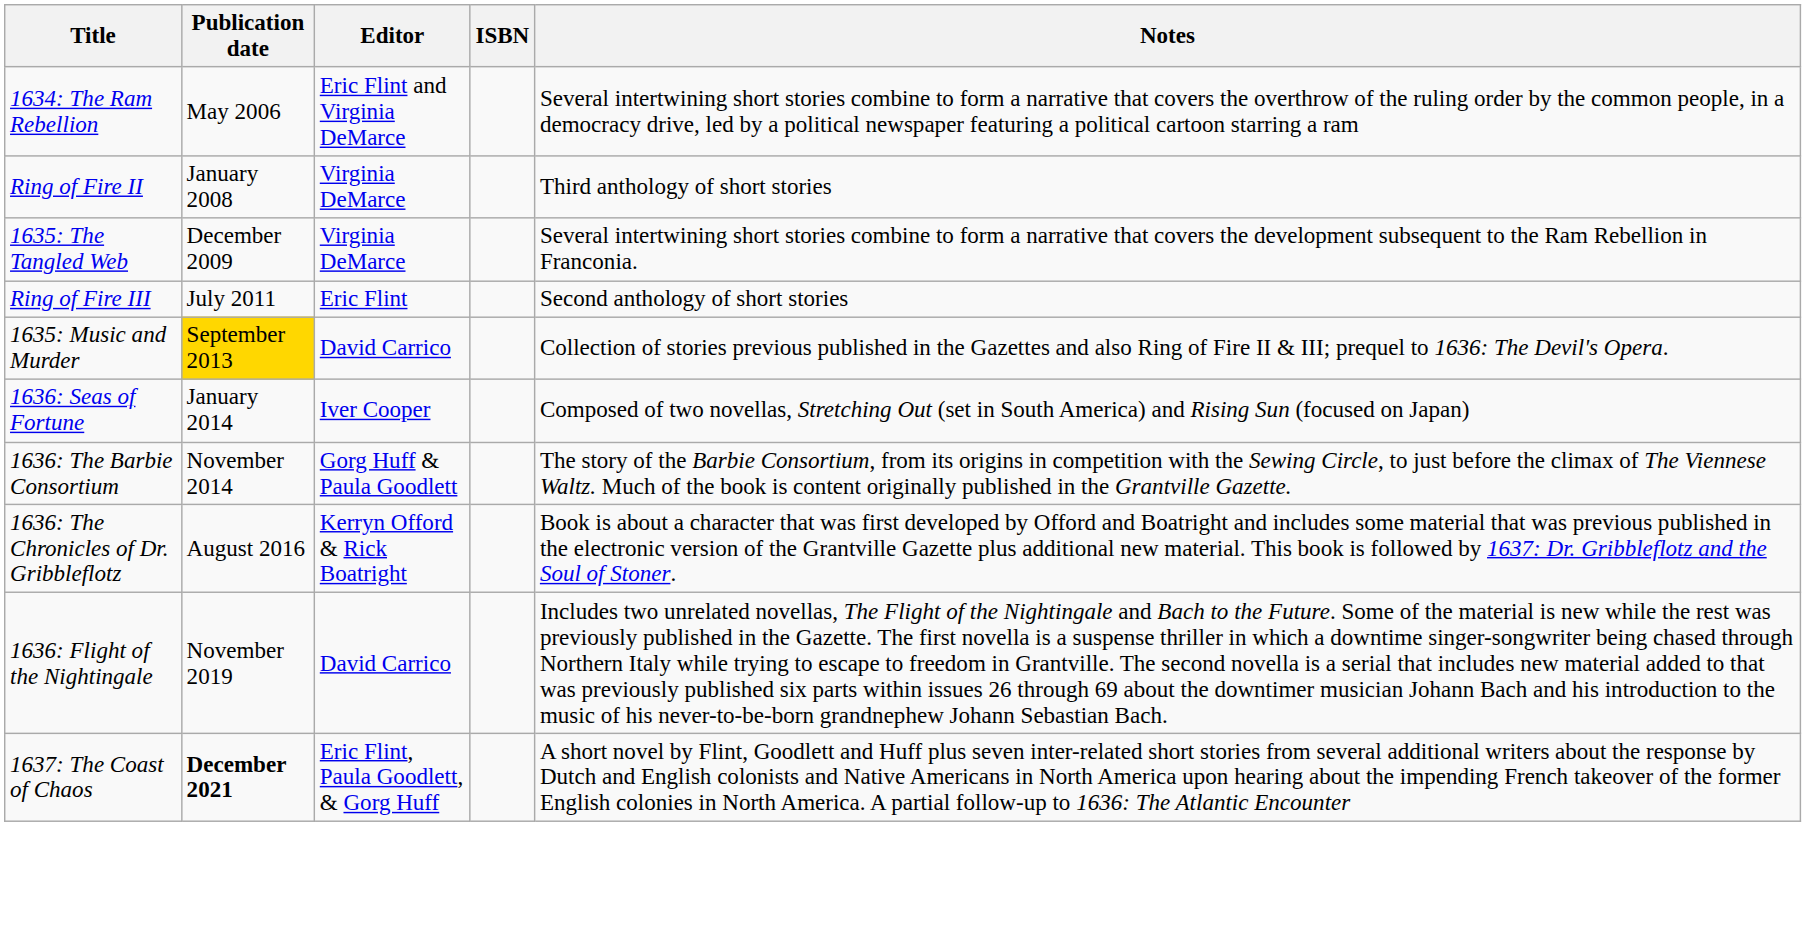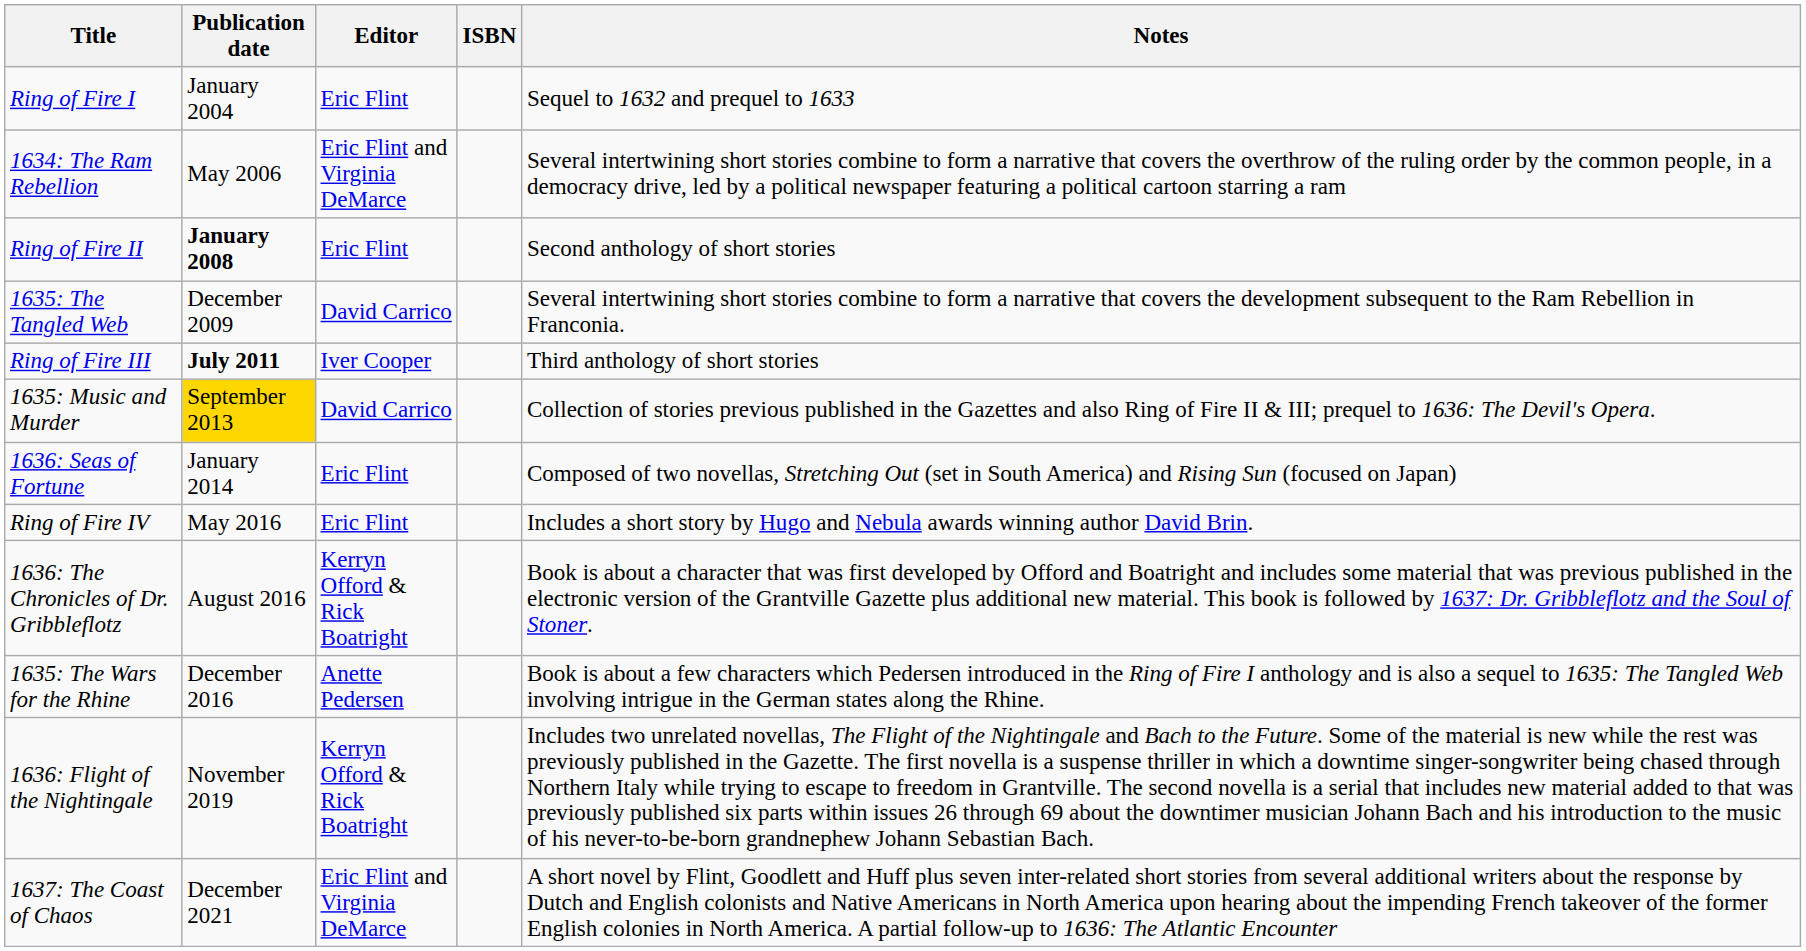+ row: (73, 98)
(222, 186) normal -> (228, 249) bold
(363, 186) Virginia DeMarce -> (364, 249) Eric Flint
(686, 186) Third anthology of short stories -> (681, 249) Second anthology of short stories
(363, 249) Virginia DeMarce -> (386, 311) David Carrico
(231, 298) normal -> (234, 360) bold
(364, 298) Eric Flint -> (376, 360) Iver Cooper
(694, 298) Second anthology of short stories -> (673, 360) Third anthology of short stories
(375, 410) Iver Cooper -> (364, 472) Eric Flint
- row: (91, 472)
+ row: (80, 522)
+ row: (83, 686)
(385, 662) David Carrico -> (364, 787) Kerryn Offord & Rick Boatright
(236, 776) bold -> (235, 901) normal
(391, 776) Eric Flint, Paula Goodlett, & Gorg Huff -> (384, 901) Eric Flint and Virginia DeMarce
